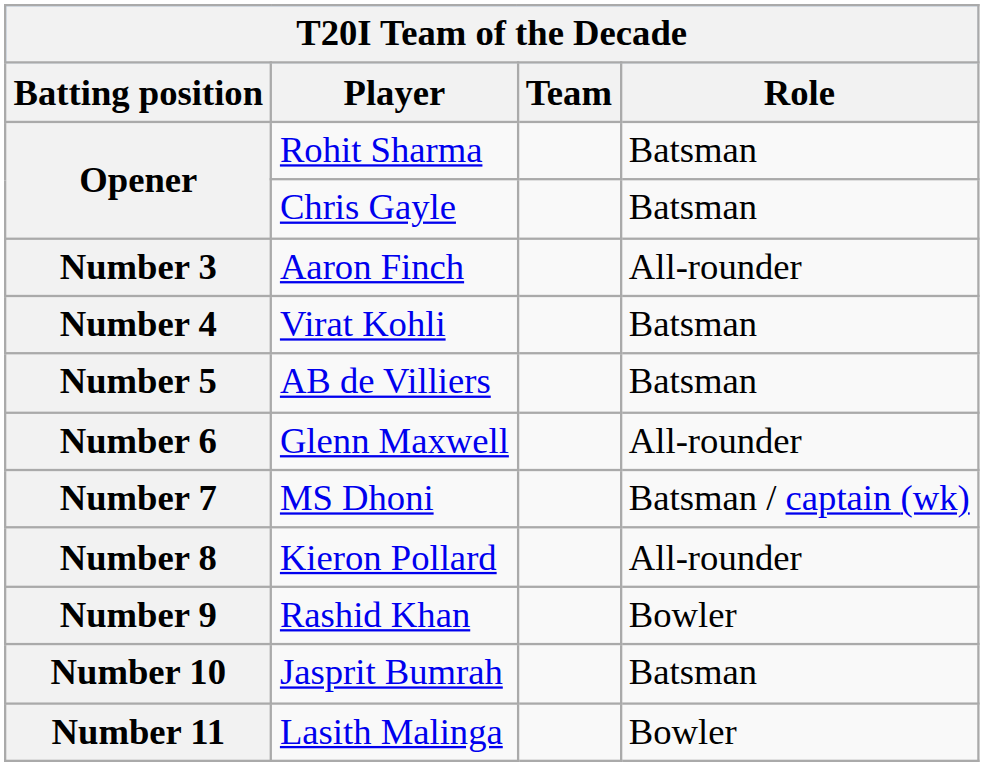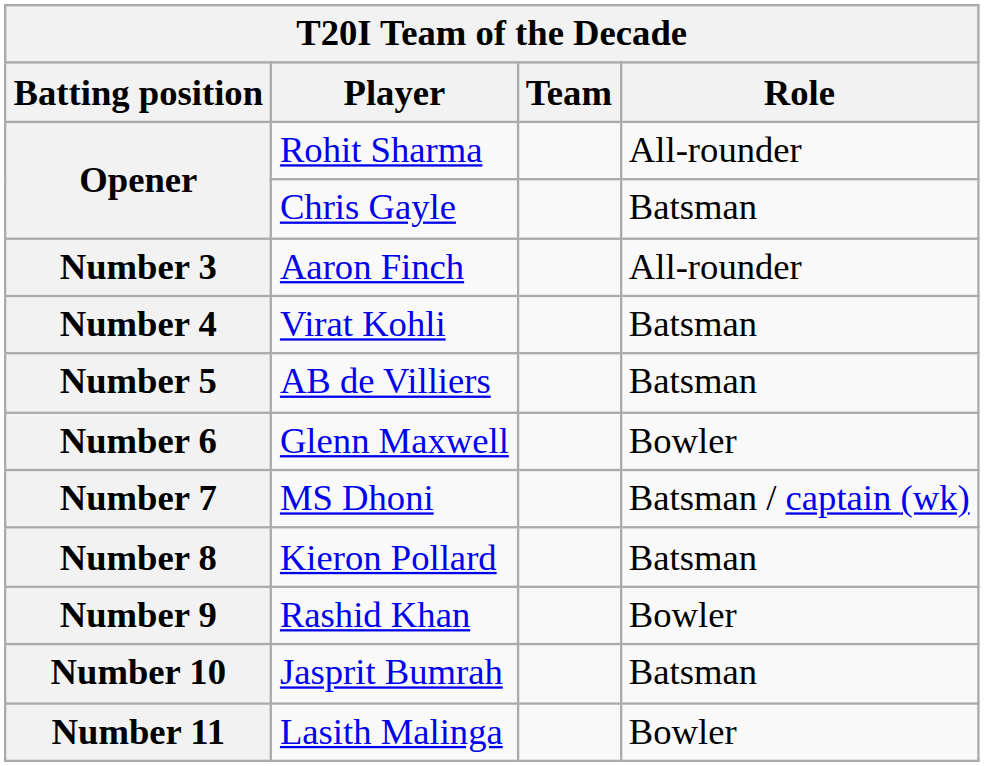(693, 149) Batsman -> (715, 149) All-rounder
(715, 440) All-rounder -> (683, 440) Bowler
(715, 556) All-rounder -> (693, 556) Batsman
